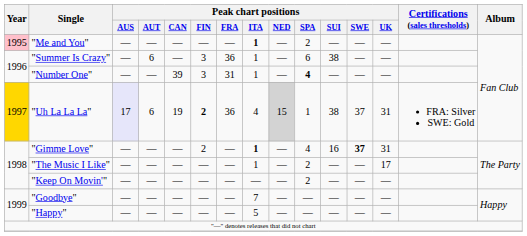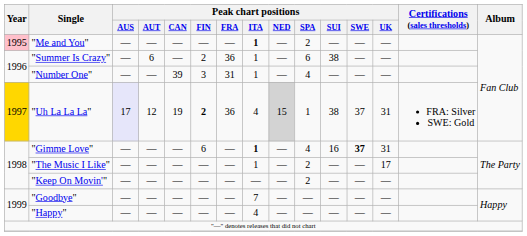(204, 58) 3 -> (204, 58) 2
(308, 74) bold -> (308, 74) normal
(152, 111) 6 -> (152, 111) 12
(204, 149) 2 -> (204, 149) 6
(256, 213) 5 -> (256, 213) 4
